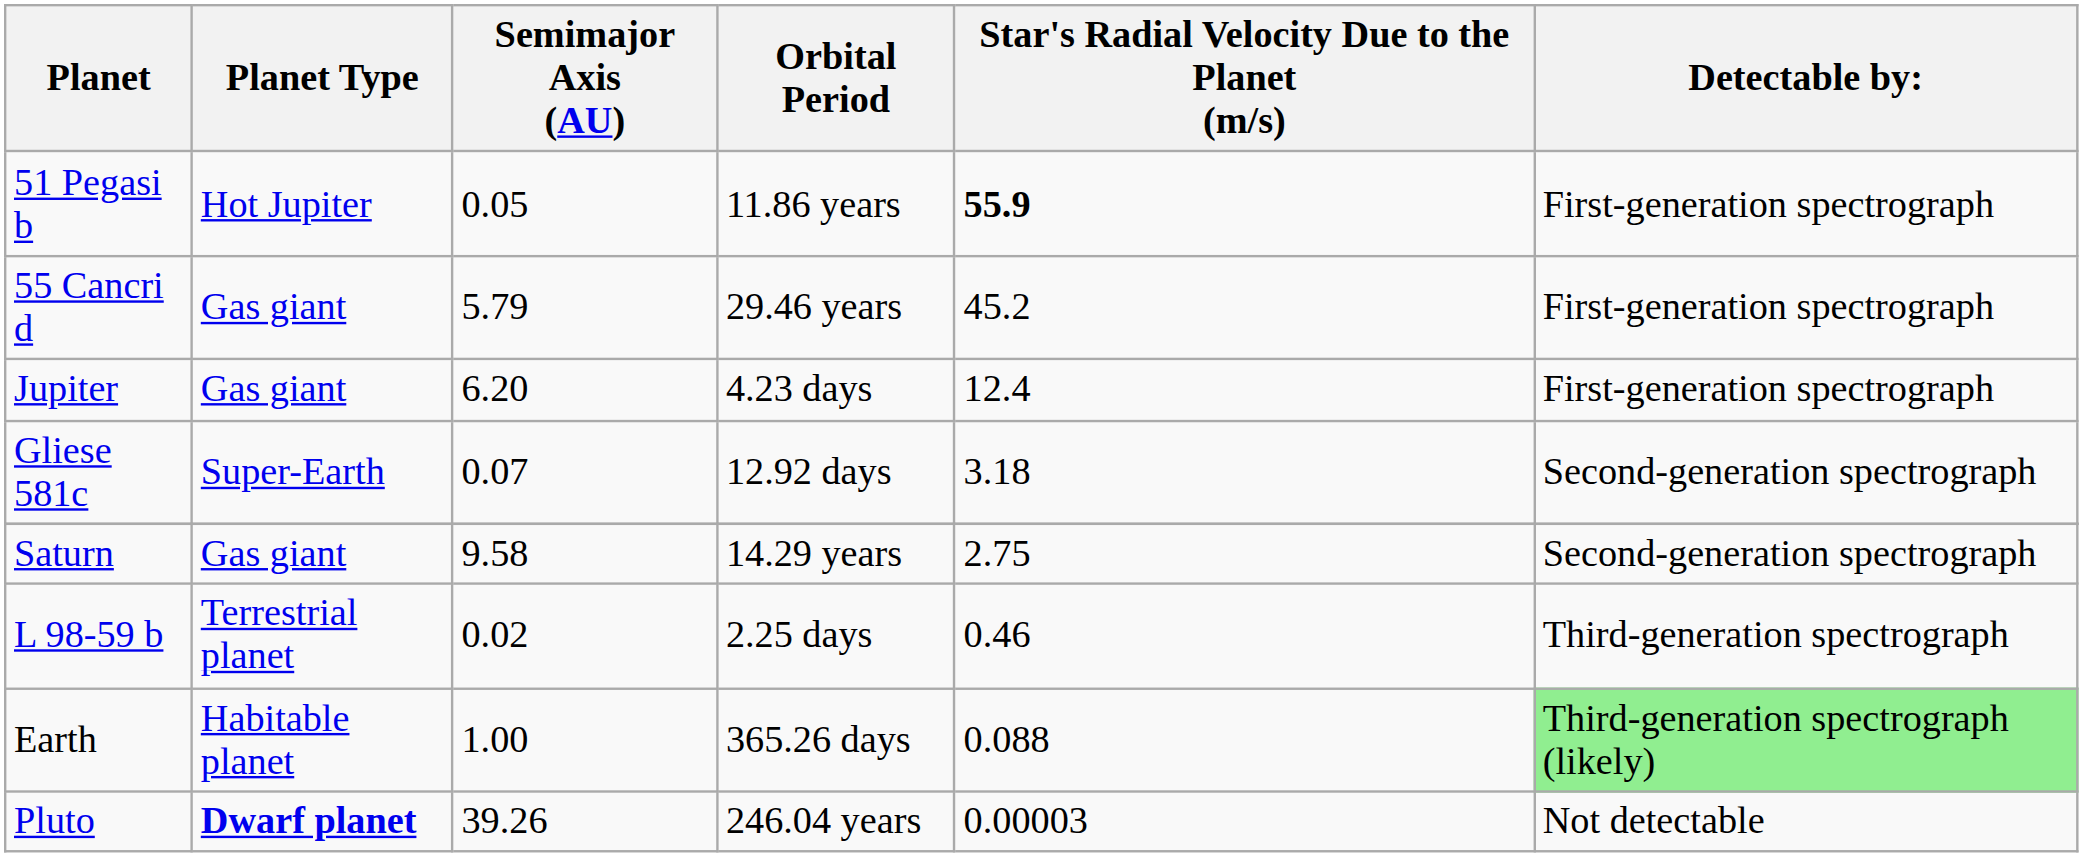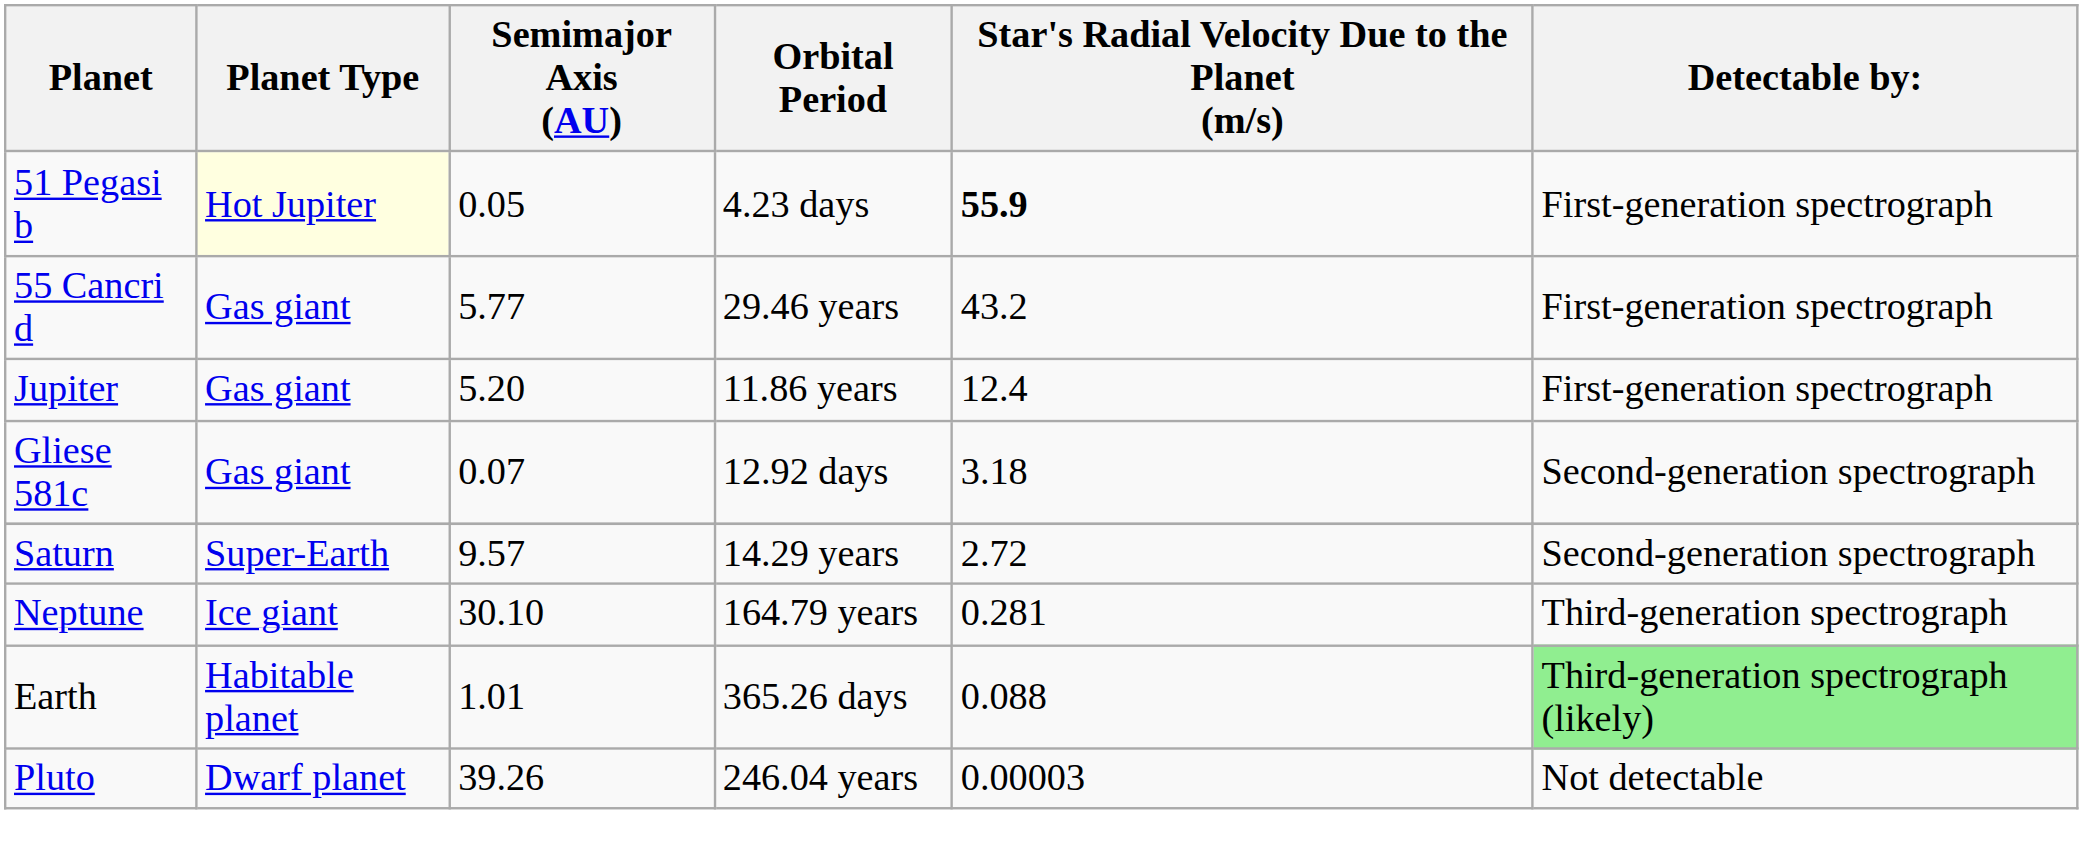(286, 203) no background -> (291, 203) lightyellow background
(813, 203) 11.86 years -> (796, 203) 4.23 days
(495, 306) 5.79 -> (492, 306) 5.77
(997, 306) 45.2 -> (994, 306) 43.2
(495, 388) 6.20 -> (492, 388) 5.20
(799, 388) 4.23 days -> (810, 388) 11.86 years
(293, 470) Super-Earth -> (278, 470) Gas giant
(274, 553) Gas giant -> (297, 553) Super-Earth
(495, 553) 9.58 -> (492, 553) 9.57
(997, 553) 2.75 -> (994, 553) 2.72
- row: (89, 635)
+ row: (79, 613)
(495, 738) 1.00 -> (492, 695) 1.01
(309, 821) bold -> (305, 778) normal
